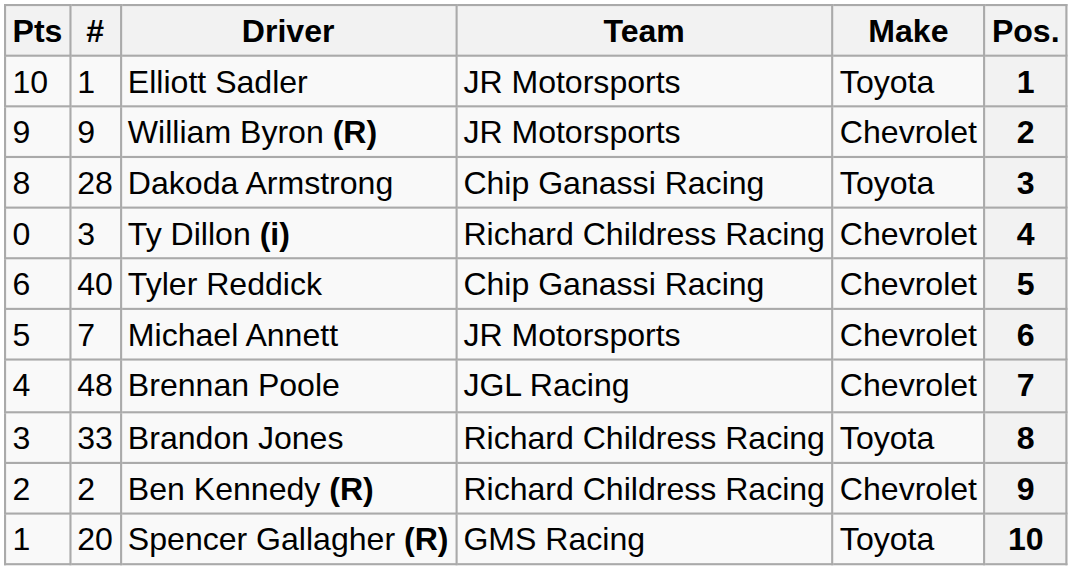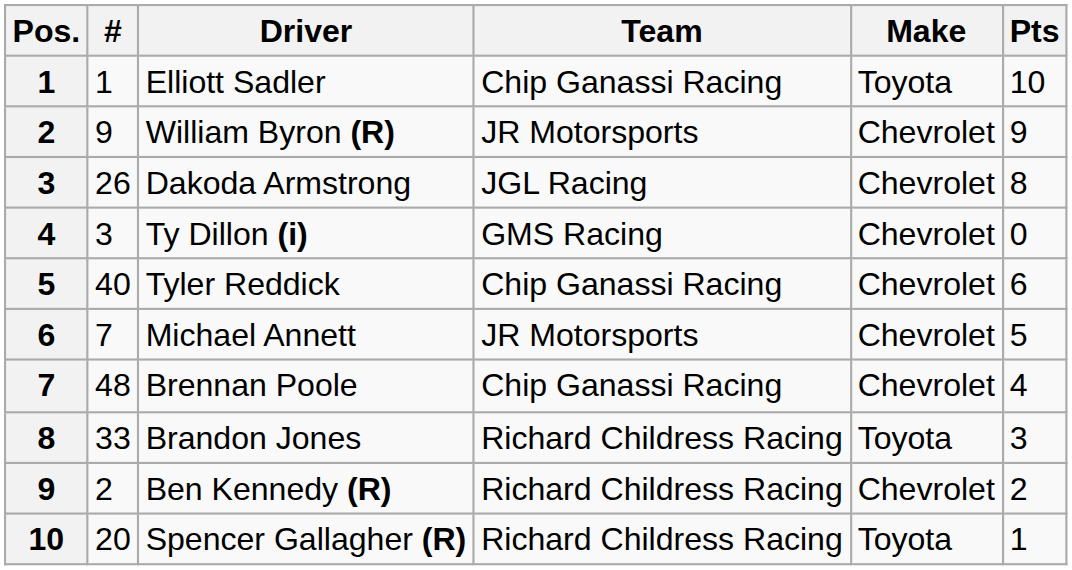columns swapped: (1026, 31) <-> (37, 31)
(572, 81) JR Motorsports -> (632, 81) Chip Ganassi Racing
(95, 183) 28 -> (113, 183) 26
(614, 183) Chip Ganassi Racing -> (564, 183) JGL Racing
(887, 183) Toyota -> (926, 183) Chevrolet
(644, 234) Richard Childress Racing -> (572, 234) GMS Racing
(547, 386) JGL Racing -> (632, 386) Chip Ganassi Racing
(554, 538) GMS Racing -> (662, 538) Richard Childress Racing
